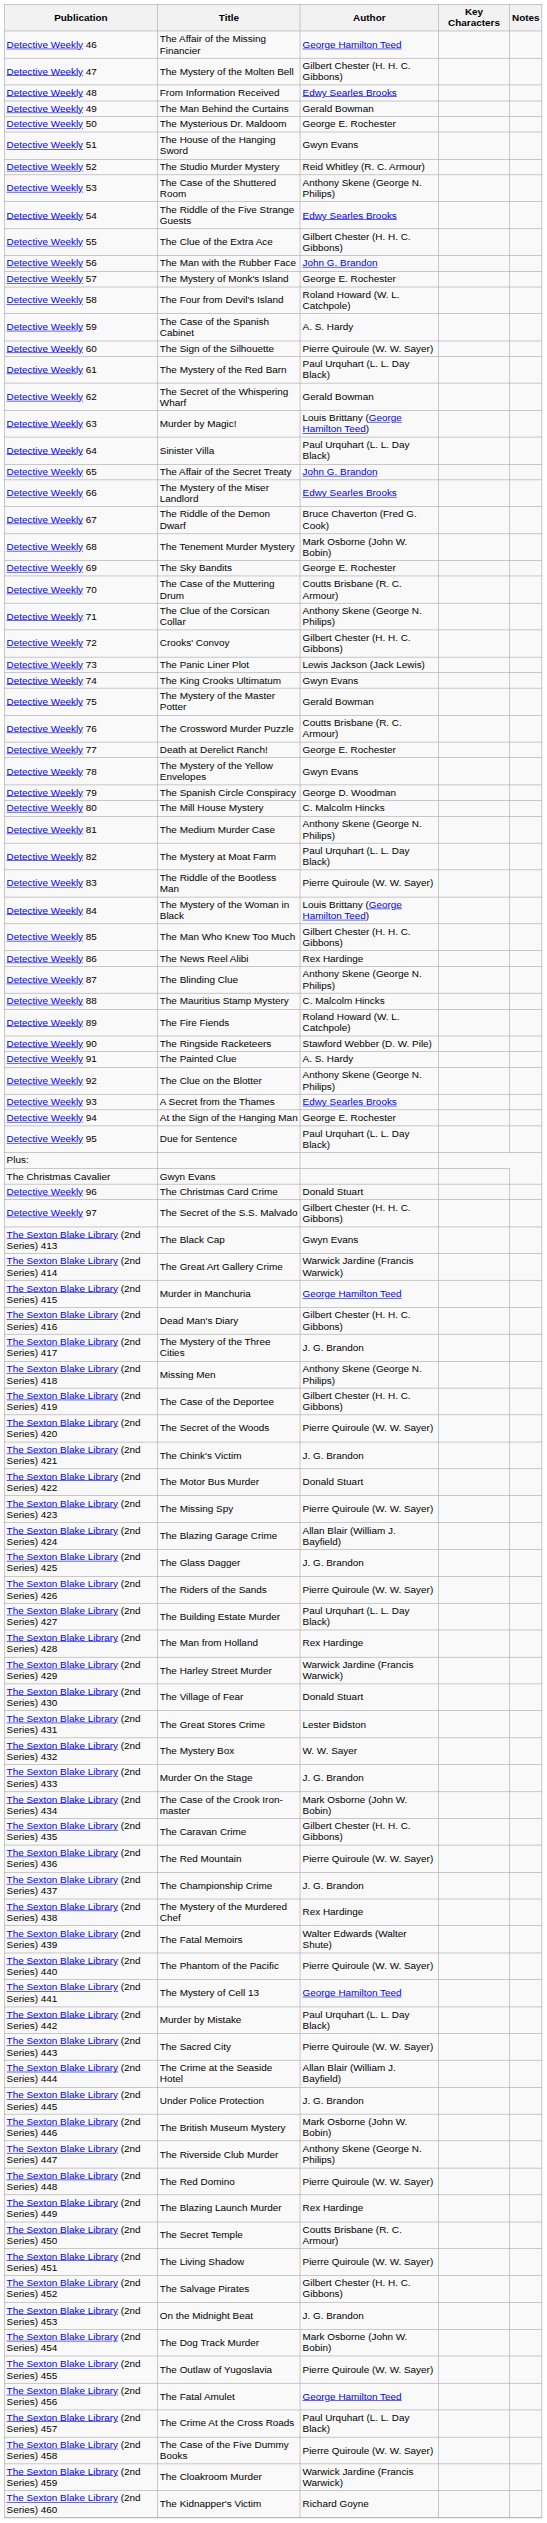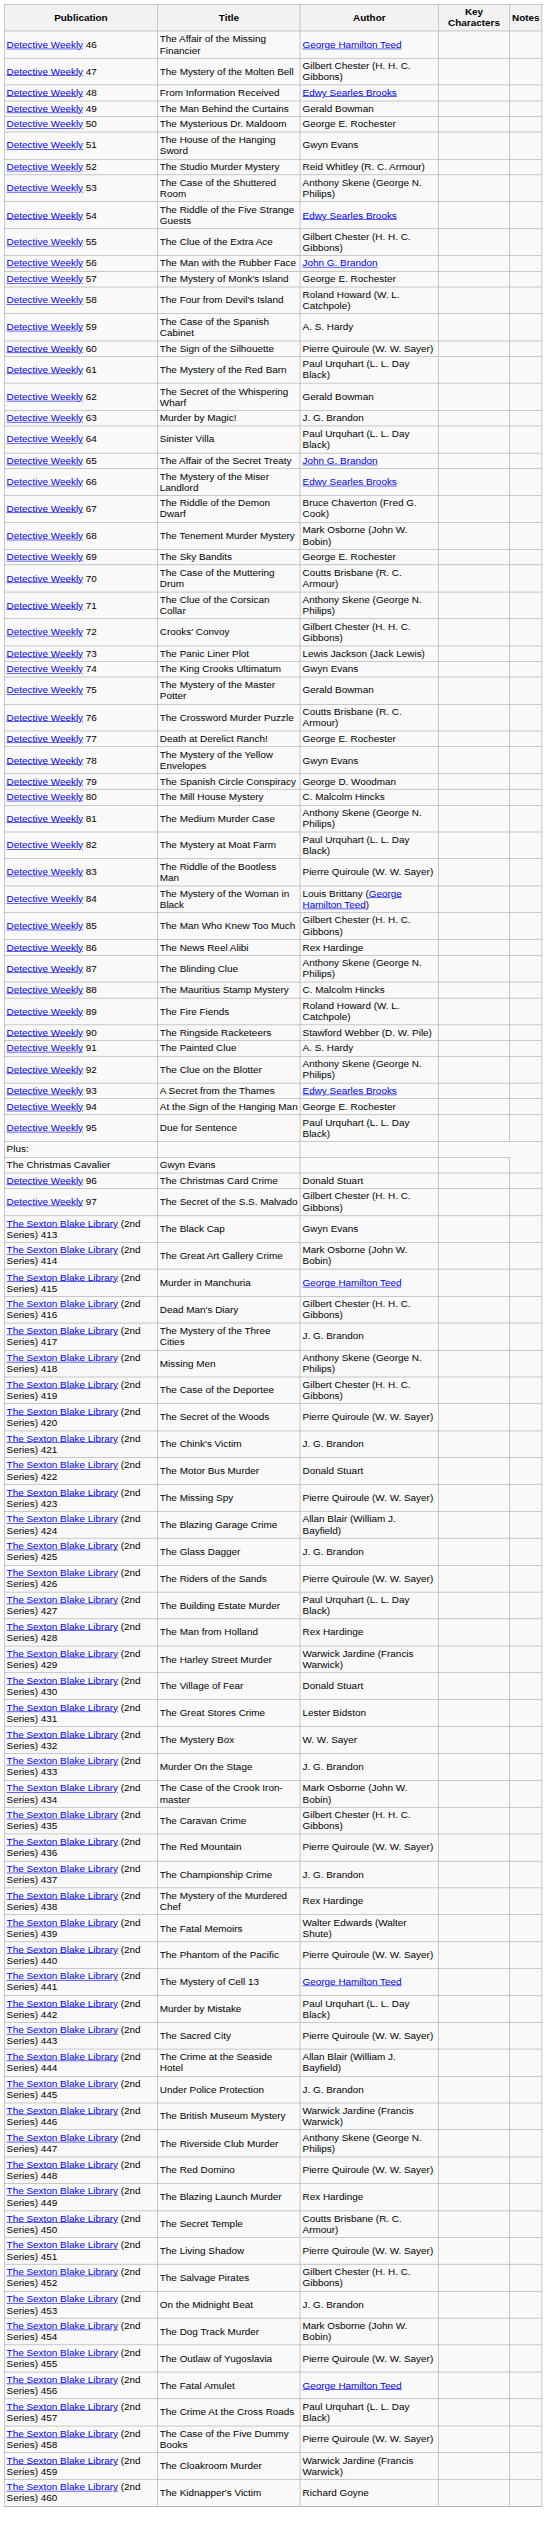(352, 423) Louis Brittany (George Hamilton Teed) -> (333, 418) J. G. Brandon
(358, 1267) Warwick Jardine (Francis Warwick) -> (355, 1256) Mark Osborne (John W. Bobin)
(355, 2127) Mark Osborne (John W. Bobin) -> (358, 2116) Warwick Jardine (Francis Warwick)
